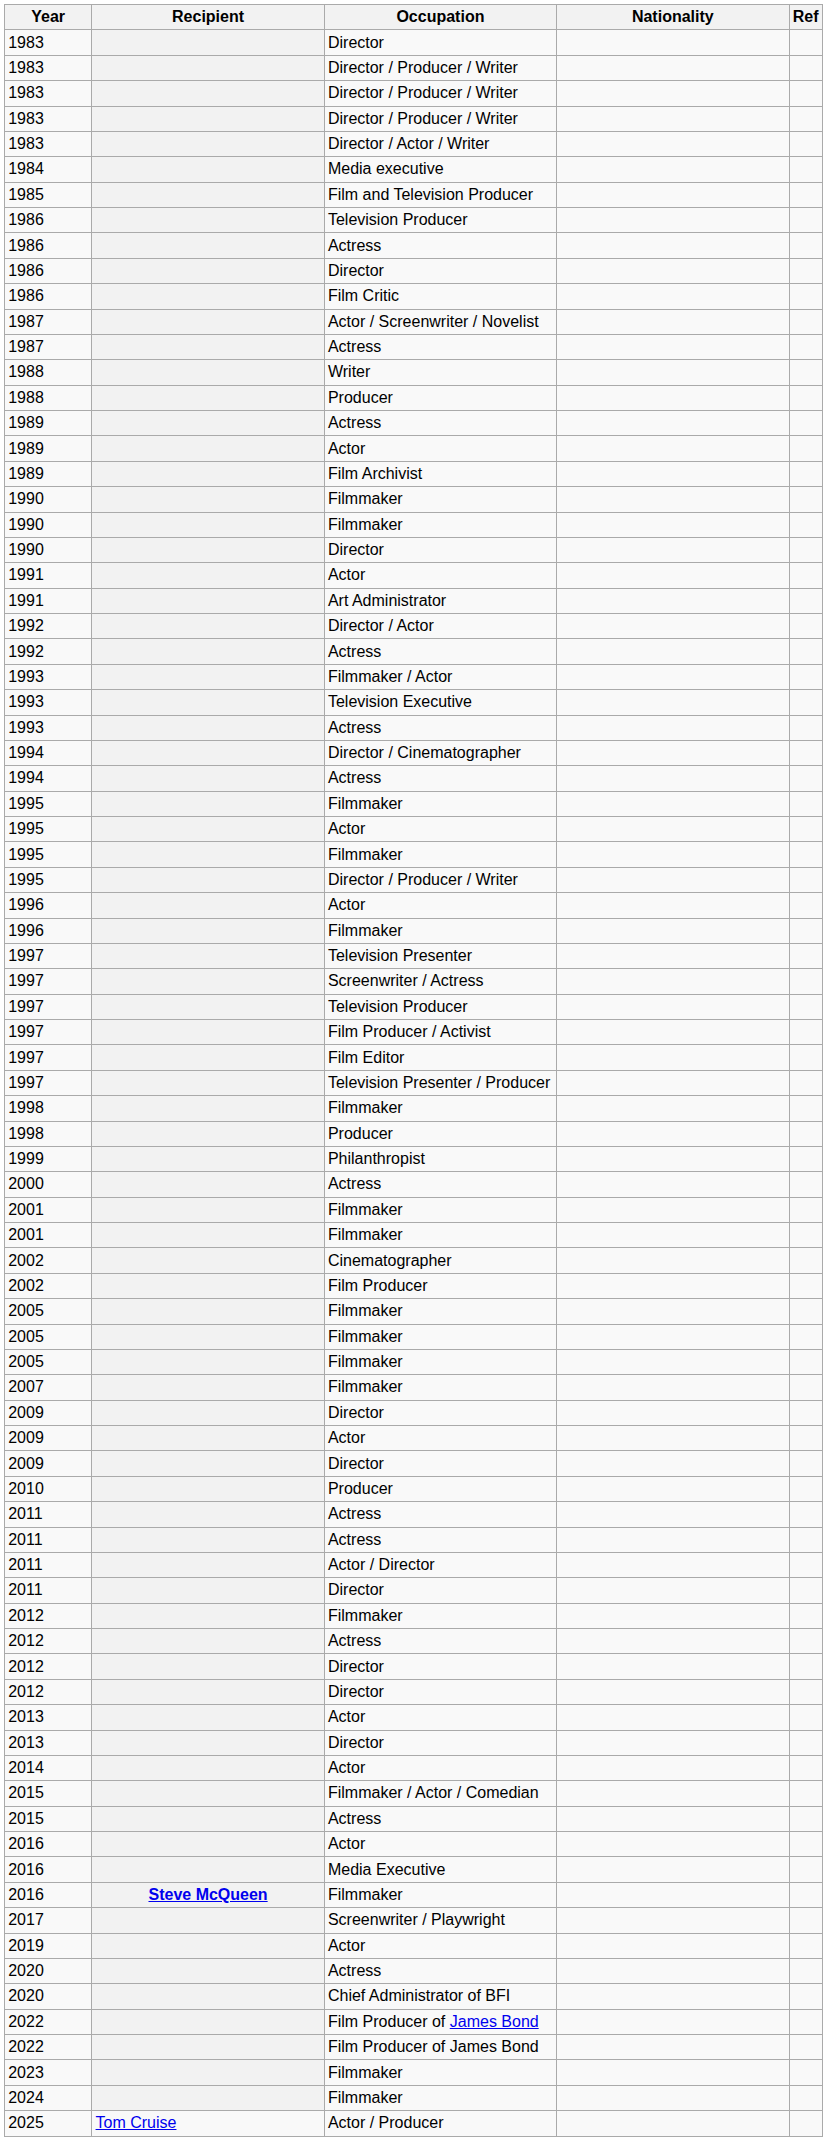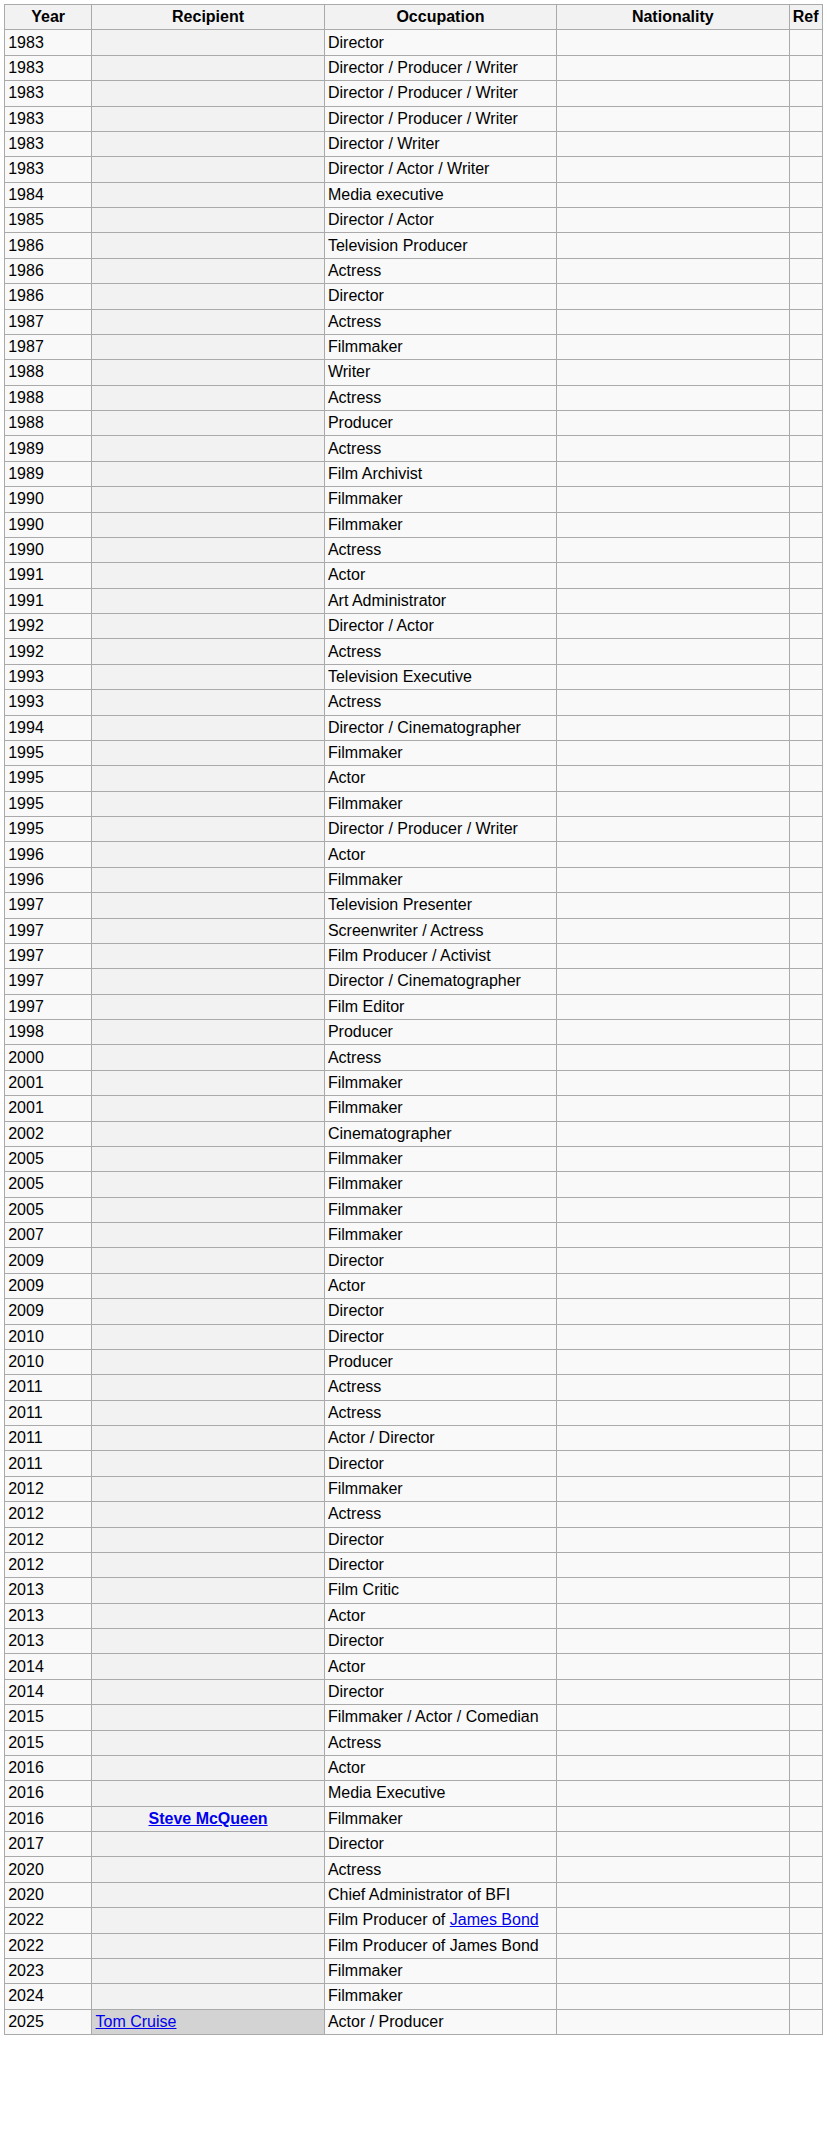+ row: (26, 144)
- row: (26, 194)
+ row: (26, 220)
- row: (26, 296)
- row: (26, 321)
+ row: (26, 347)
+ row: (26, 397)
- row: (26, 448)
+ row: (26, 550)
- row: (26, 550)
- row: (26, 676)
- row: (26, 778)
- row: (26, 1006)
+ row: (26, 981)
- row: (26, 1082)
- row: (26, 1108)
- row: (26, 1159)
- row: (26, 1285)
+ row: (26, 1336)
+ row: (26, 1590)
+ row: (26, 1691)
- row: (26, 1920)
+ row: (26, 1844)
- row: (26, 1945)
(136, 2123) no background -> (136, 2021) lightgrey background
